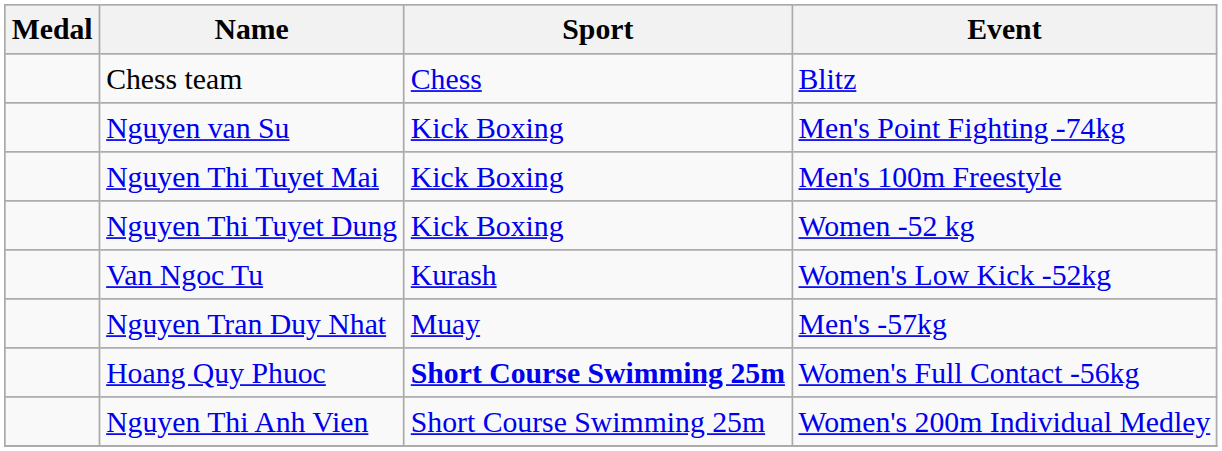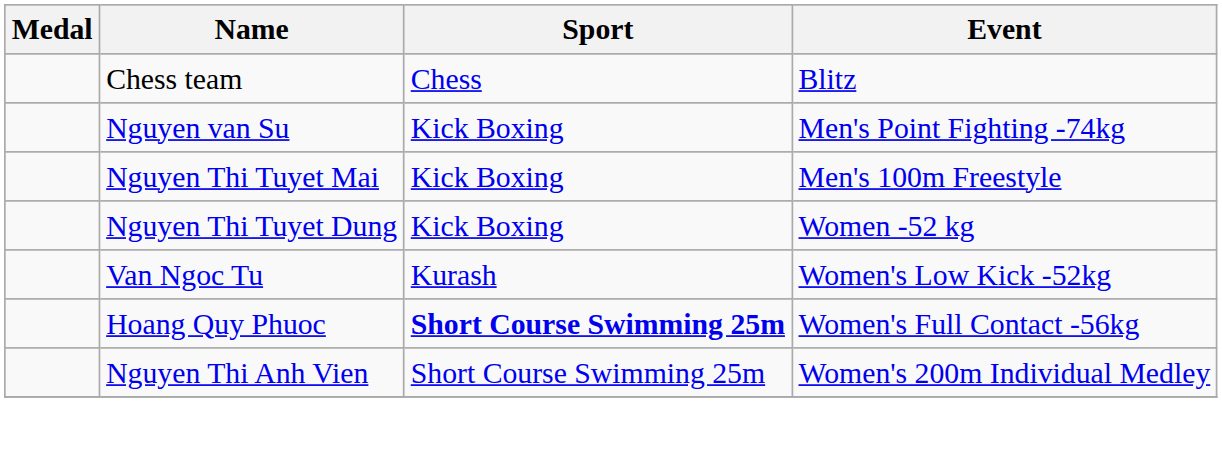- row: (246, 323)
